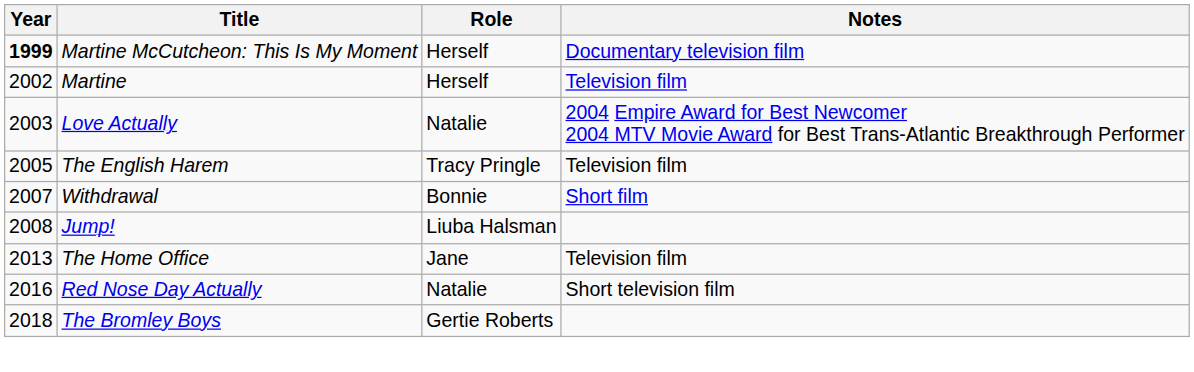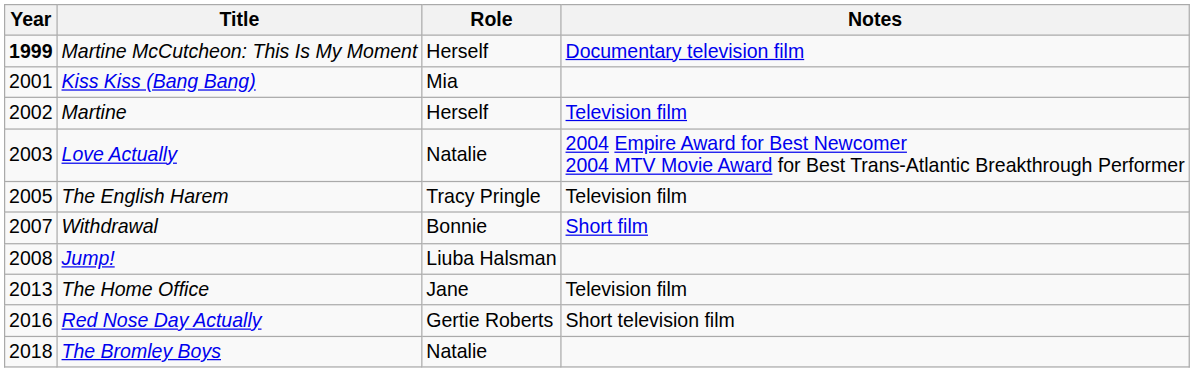+ row: (159, 81)
(457, 289) Natalie -> (490, 320) Gertie Roberts
(490, 320) Gertie Roberts -> (457, 351) Natalie
